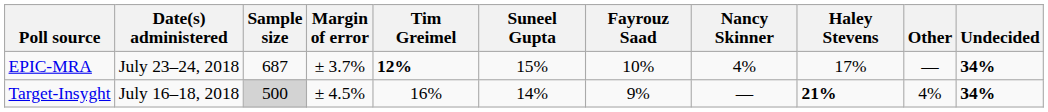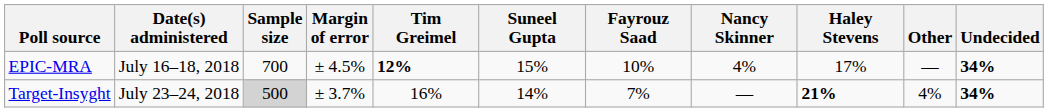(179, 65) July 23–24, 2018 -> (179, 65) July 16–18, 2018
(275, 65) 687 -> (275, 65) 700
(340, 65) ± 3.7% -> (340, 65) ± 4.5%
(179, 93) July 16–18, 2018 -> (179, 93) July 23–24, 2018
(340, 93) ± 4.5% -> (340, 93) ± 3.7%
(638, 93) 9% -> (638, 93) 7%
